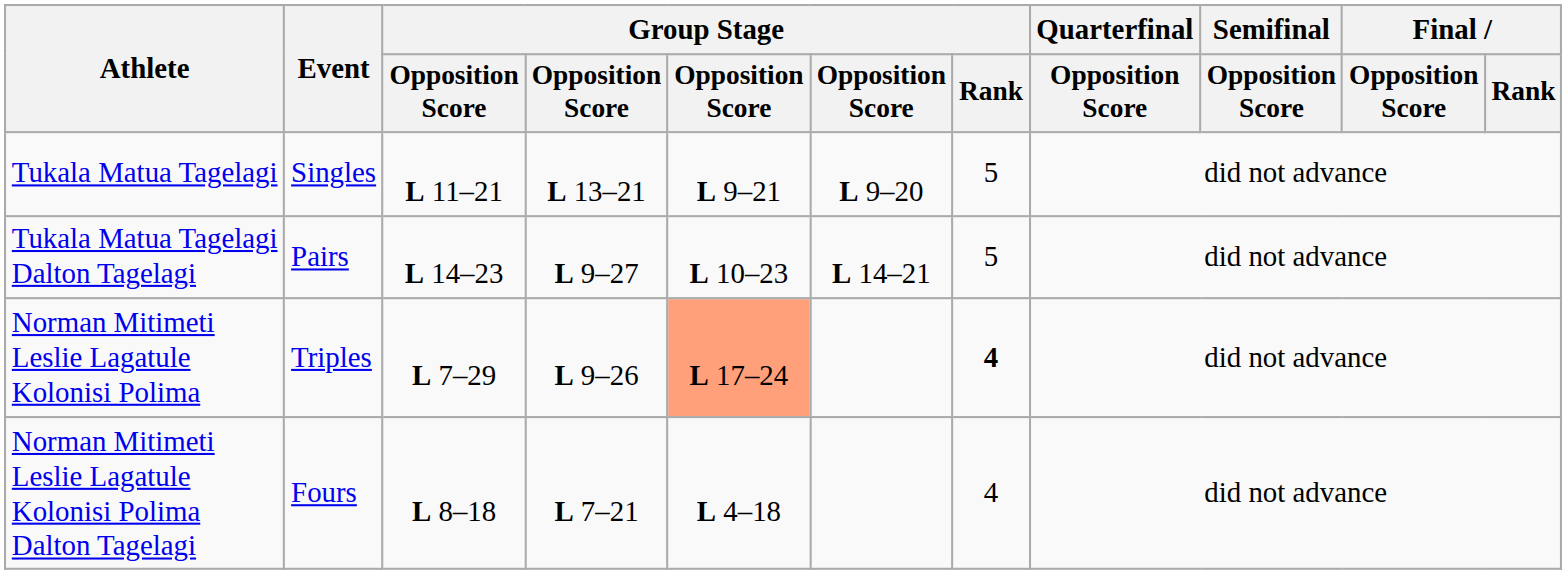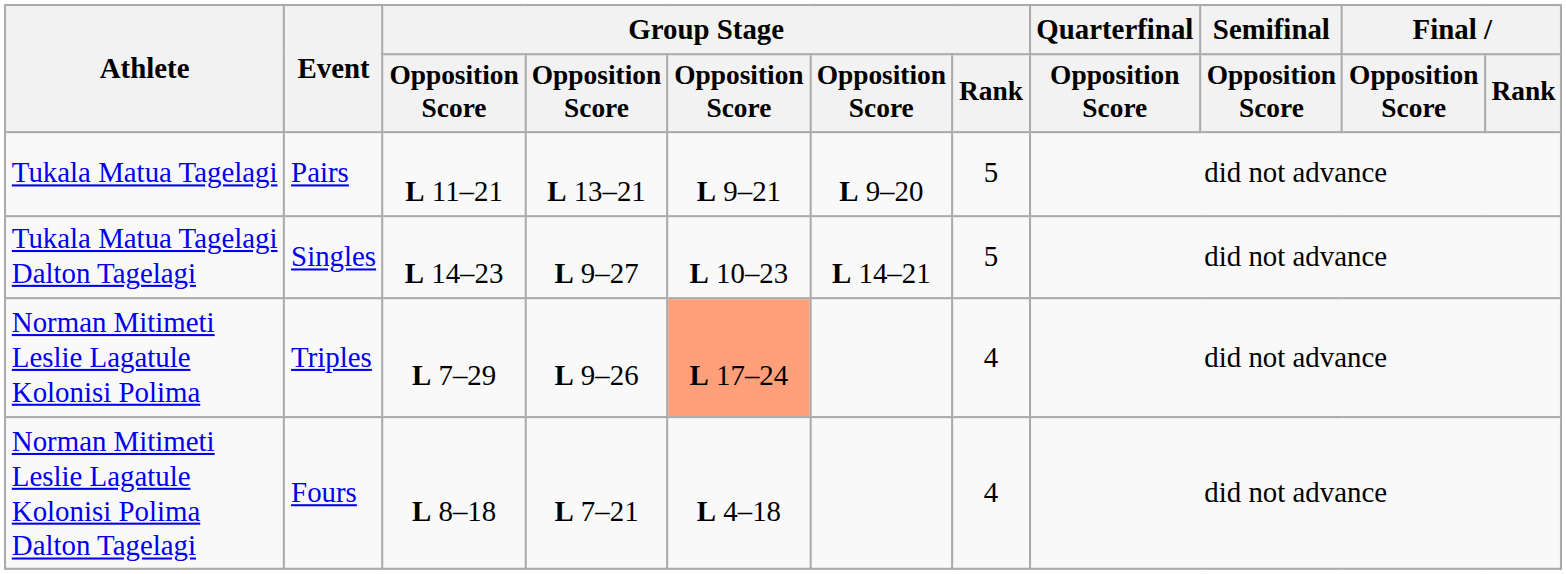(334, 173) Singles -> (320, 173) Pairs
(320, 256) Pairs -> (334, 256) Singles
(991, 357) bold -> (991, 357) normal
